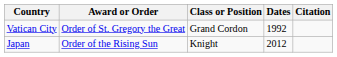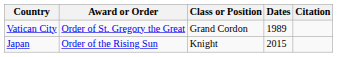(277, 28) 1992 -> (277, 28) 1989
(277, 44) 2012 -> (277, 44) 2015
